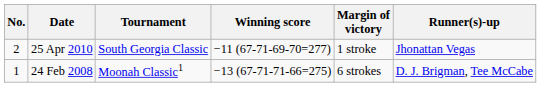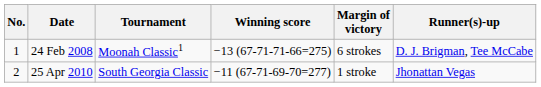rows swapped: (62, 71) <-> (62, 49)
